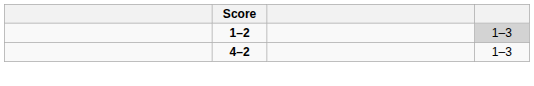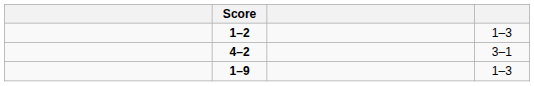(502, 33) lightgrey background -> (502, 33) no background
(502, 52) 1–3 -> (502, 52) 3–1
+ row: (240, 71)
